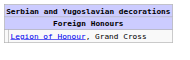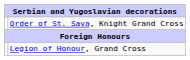+ row: (97, 23)
